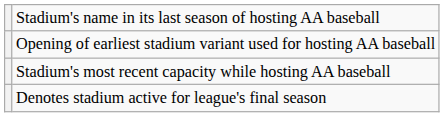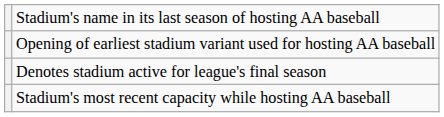rows swapped: (203, 70) <-> (171, 97)
